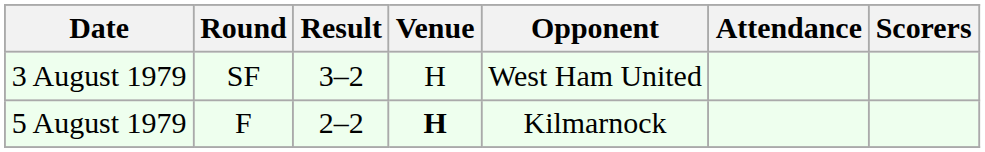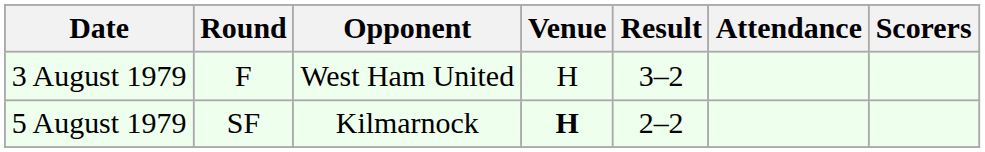columns swapped: (595, 28) <-> (341, 28)
(243, 75) SF -> (243, 75) F
(243, 123) F -> (243, 123) SF
